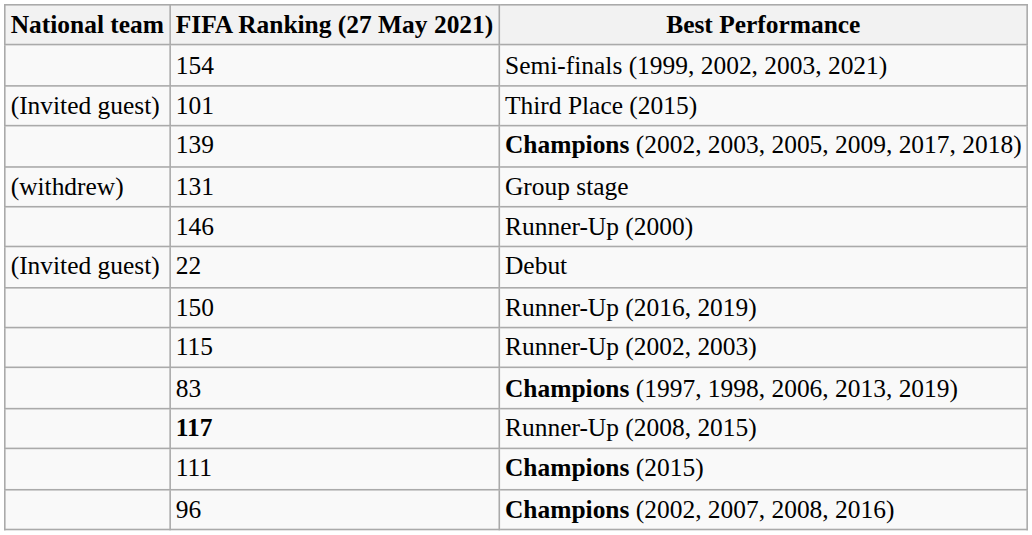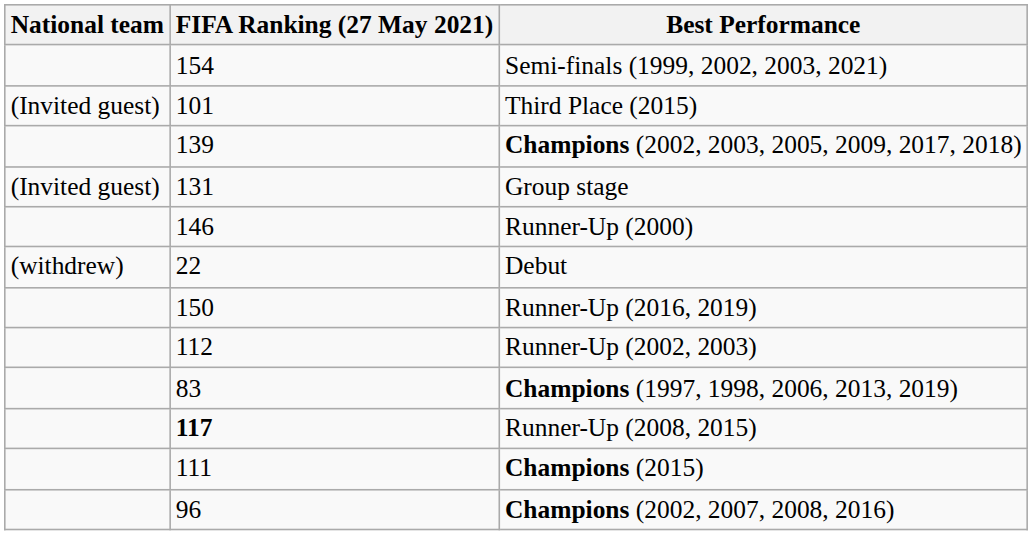(67, 186) (withdrew) -> (85, 186) (Invited guest)
(85, 266) (Invited guest) -> (67, 266) (withdrew)
(194, 347) 115 -> (194, 347) 112
